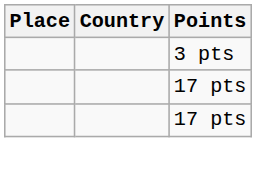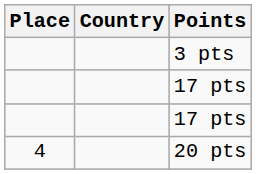+ row: (40, 153)
